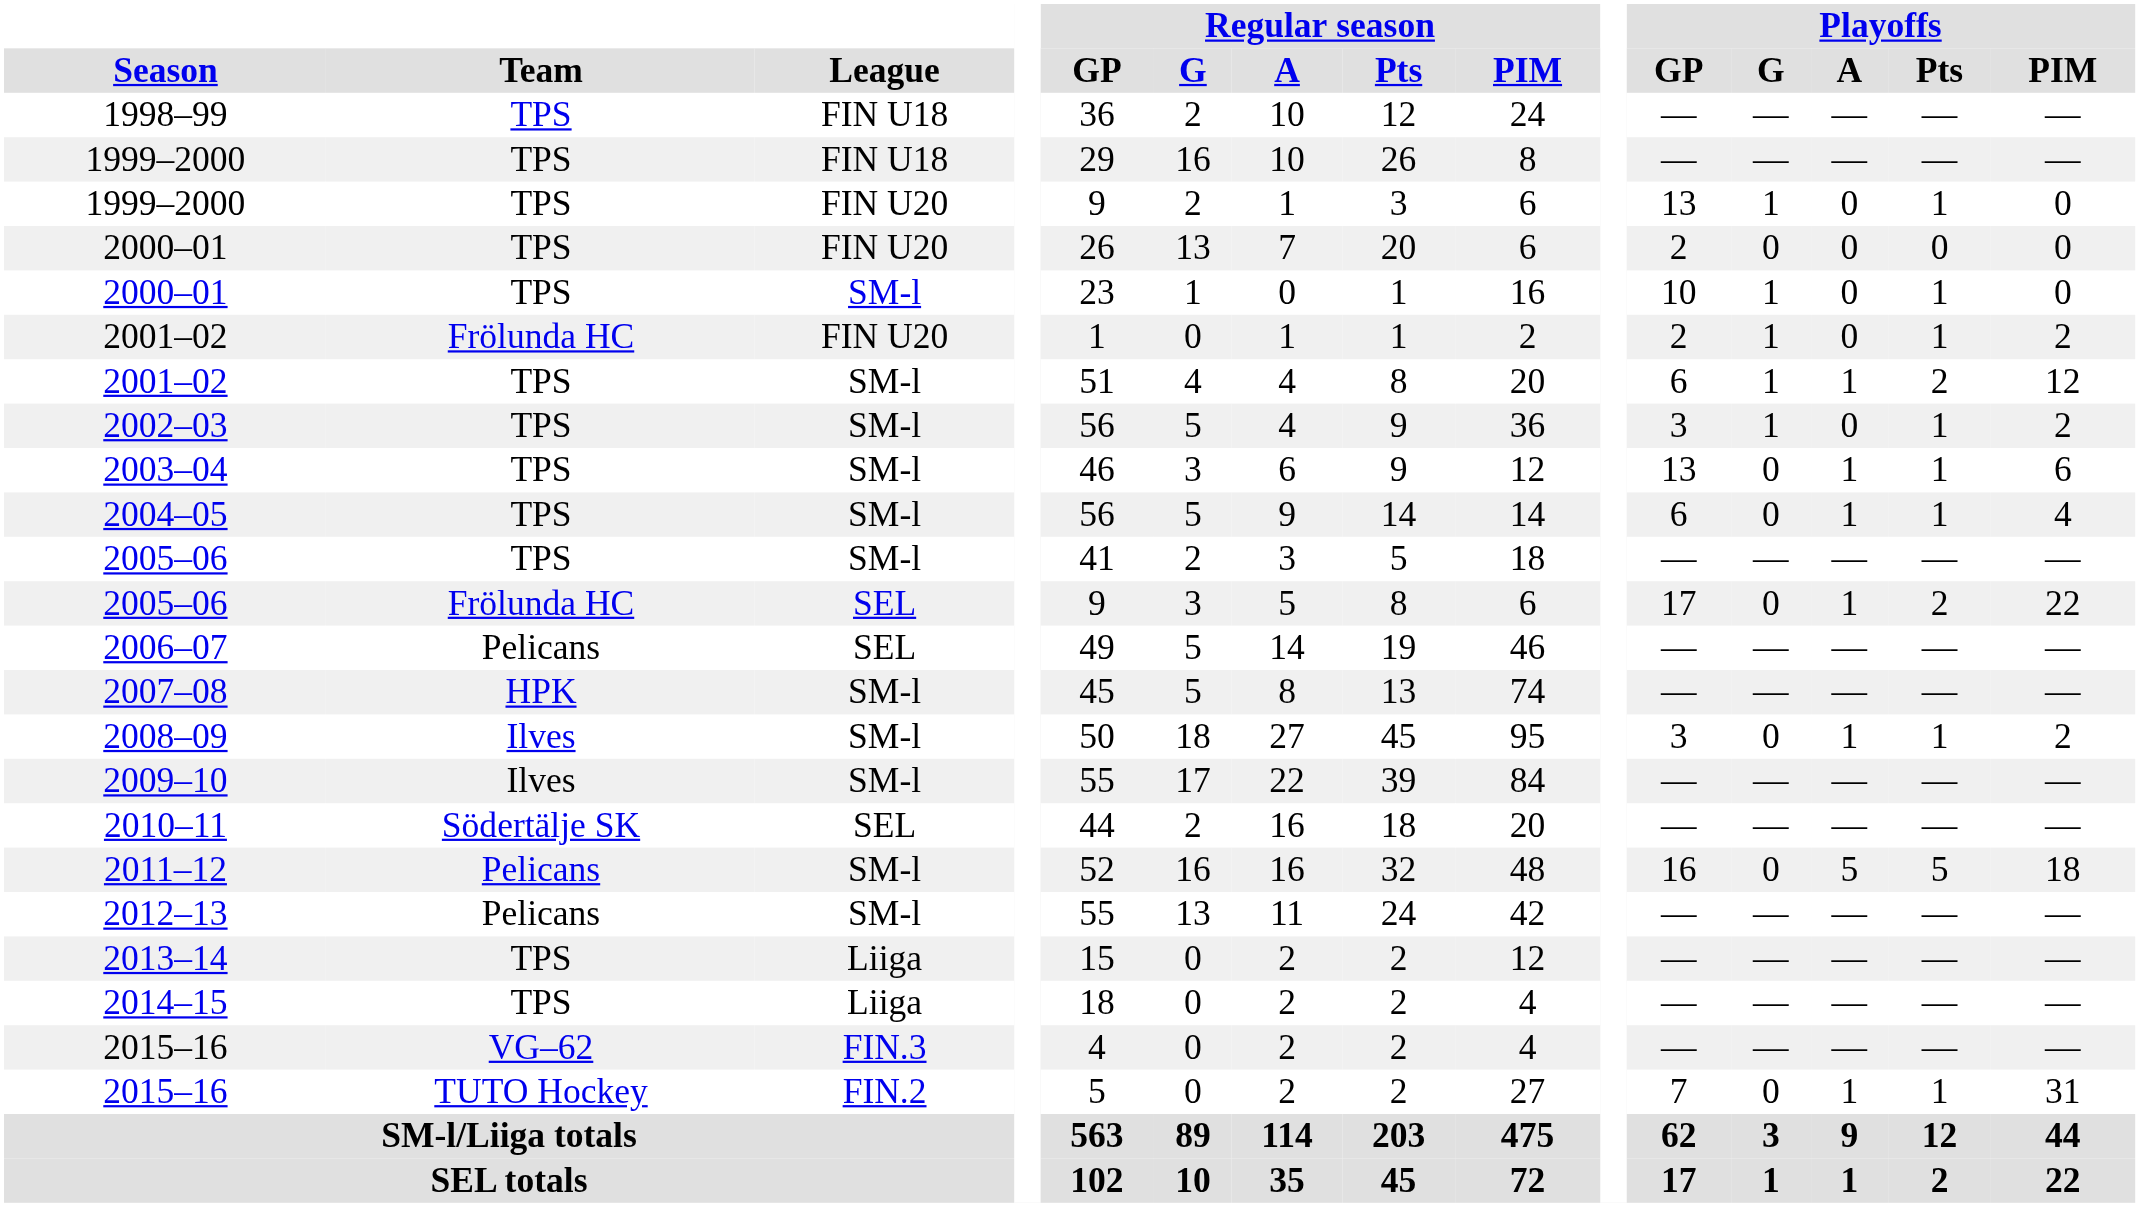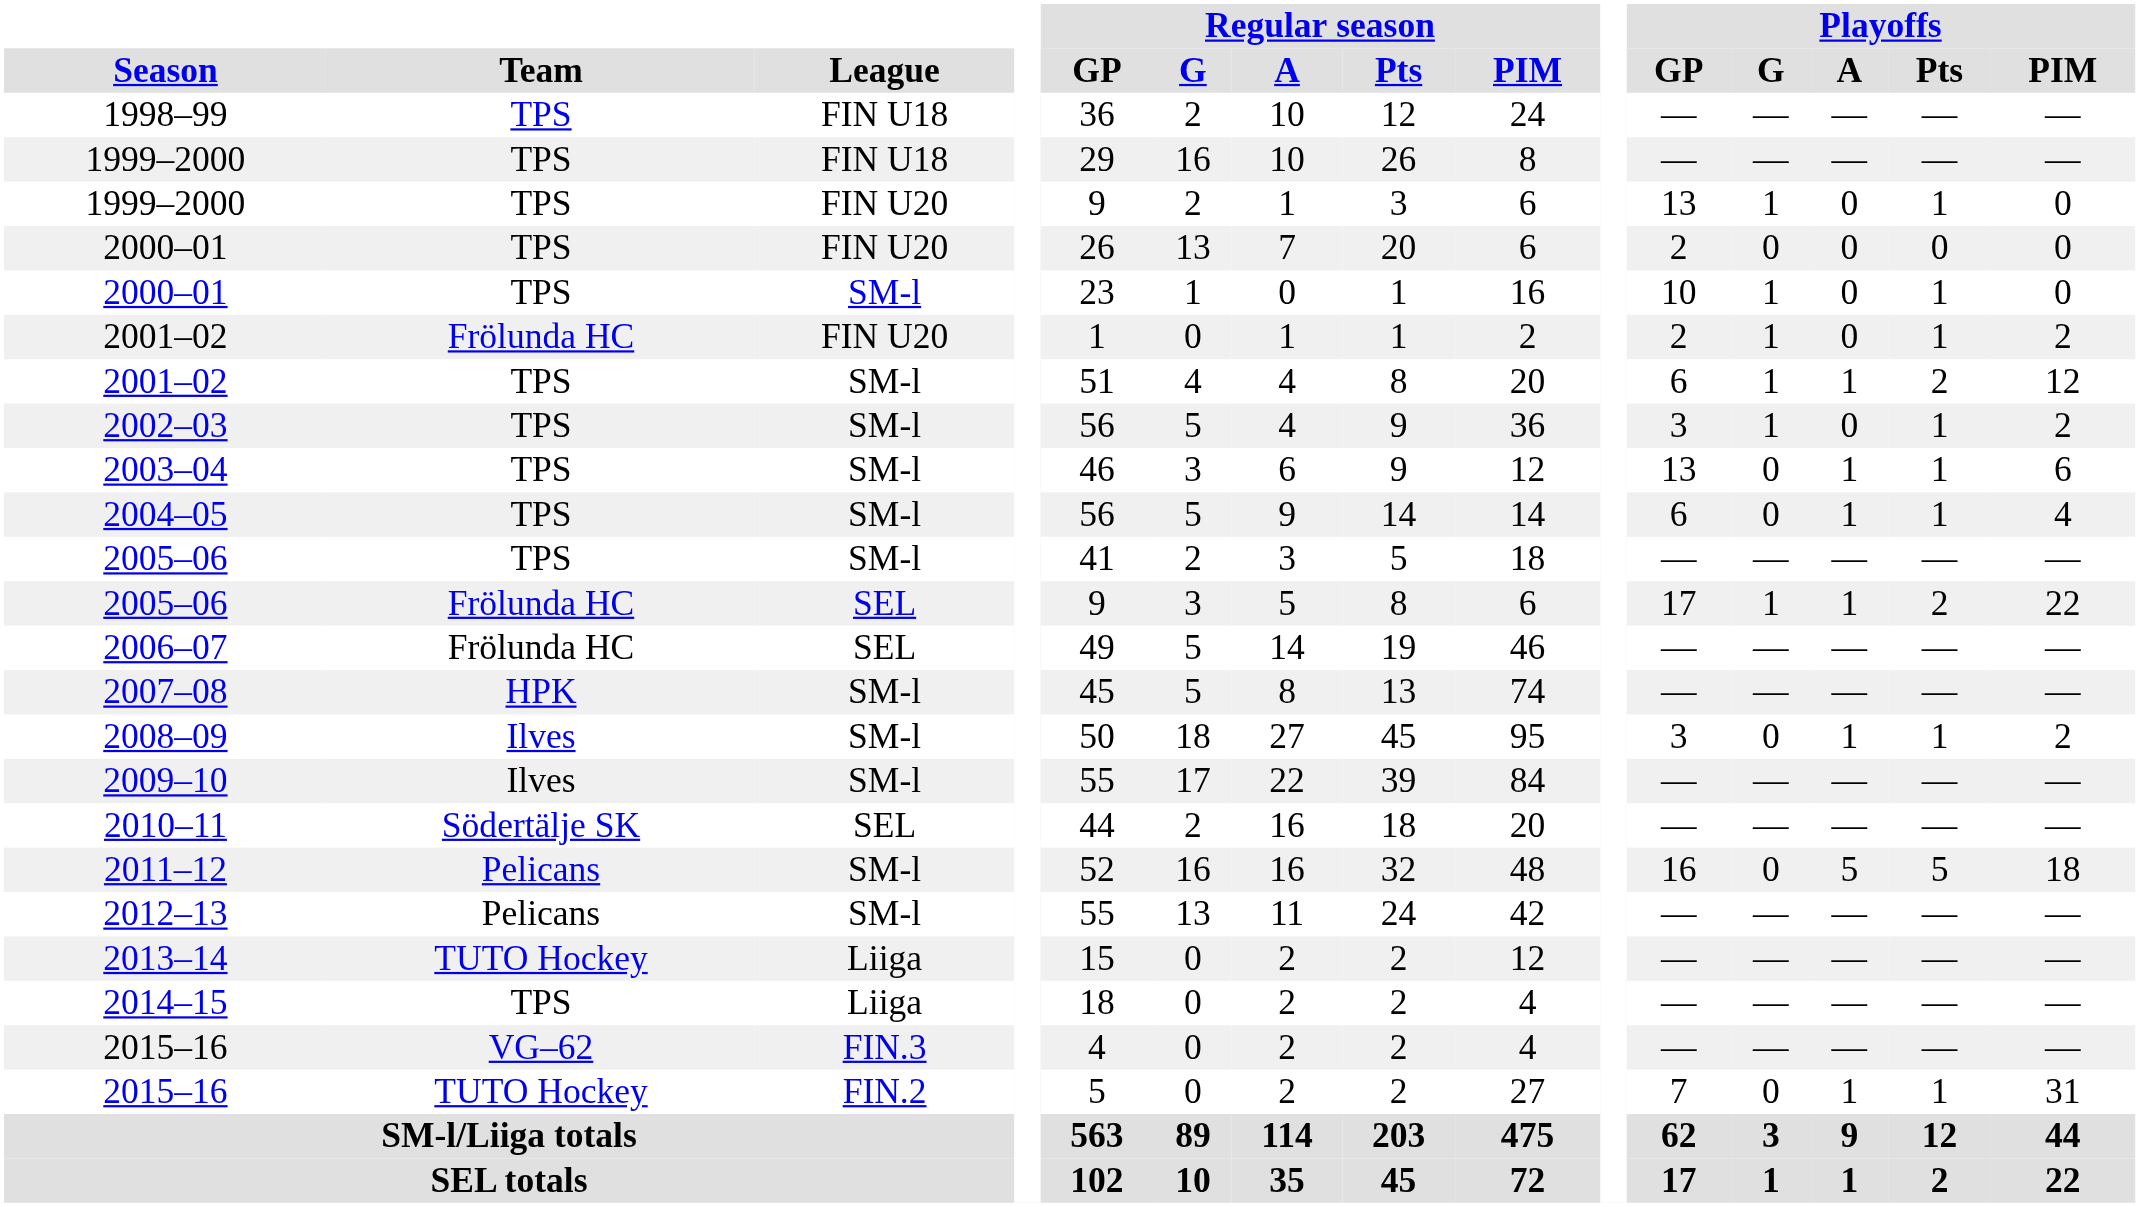(1771, 602) 0 -> (1771, 602) 1
(541, 647) Pelicans -> (541, 647) Frölunda HC
(541, 957) TPS -> (541, 957) TUTO Hockey
